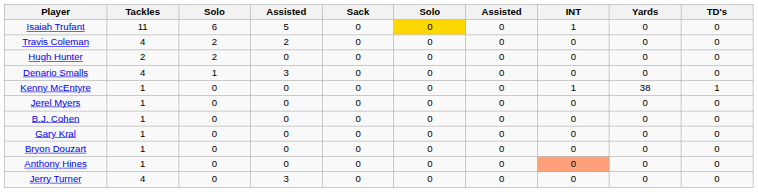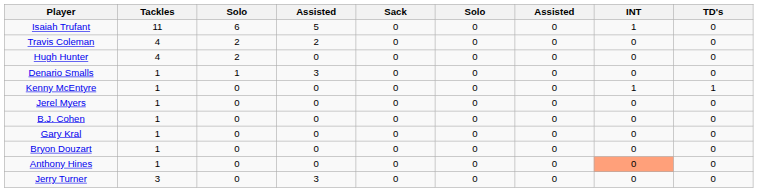- column: (645, 12)
(430, 27) gold background -> (475, 27) no background
(143, 57) 2 -> (157, 57) 4
(143, 73) 4 -> (157, 73) 1
(143, 179) 4 -> (157, 179) 3
